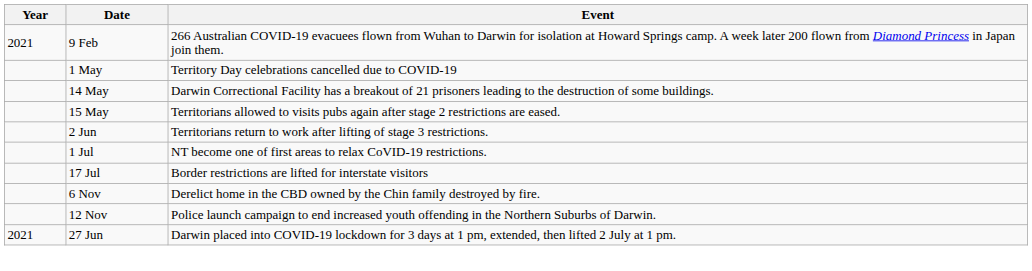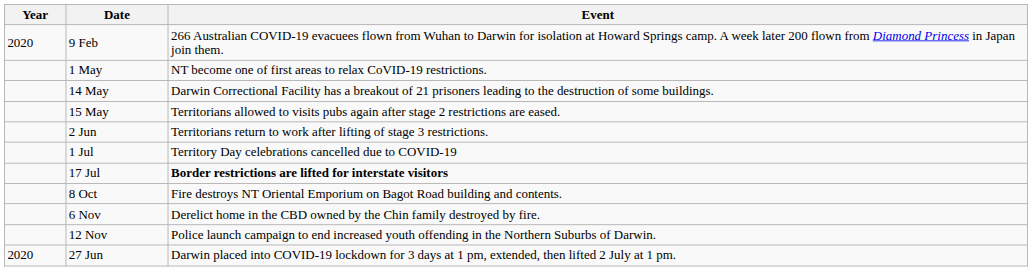(20, 42) 2021 -> (20, 42) 2020
(314, 70) Territory Day celebrations cancelled due to COVID-19 -> (329, 70) NT become one of first areas to relax CoVID-19 restrictions.
(329, 152) NT become one of first areas to relax CoVID-19 restrictions. -> (314, 152) Territory Day celebrations cancelled due to COVID-19
(300, 173) normal -> (310, 173) bold
+ row: (83, 193)
(20, 234) 2021 -> (20, 255) 2020
